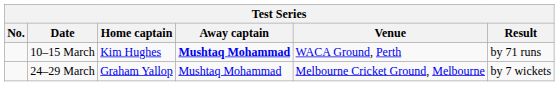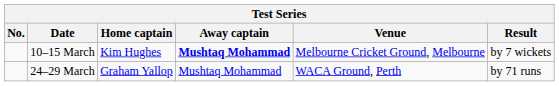(348, 52) WACA Ground, Perth -> (390, 52) Melbourne Cricket Ground, Melbourne
(516, 52) by 71 runs -> (521, 52) by 7 wickets
(390, 71) Melbourne Cricket Ground, Melbourne -> (348, 71) WACA Ground, Perth
(521, 71) by 7 wickets -> (516, 71) by 71 runs
